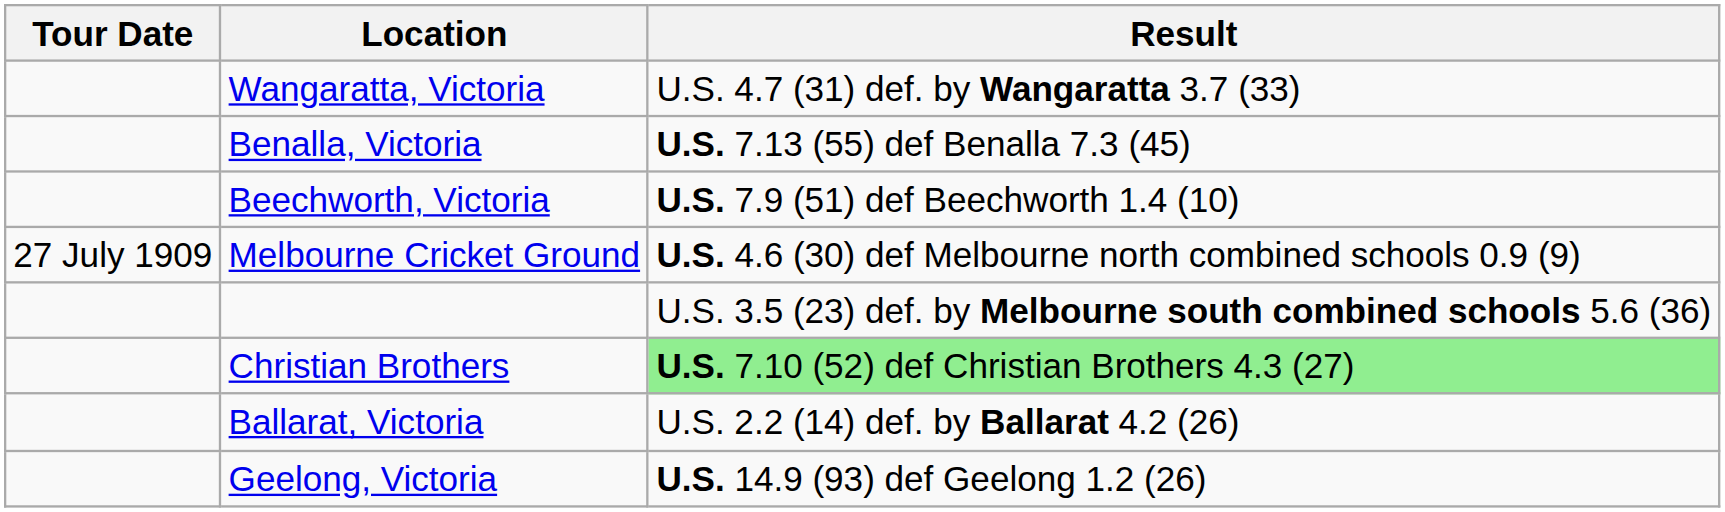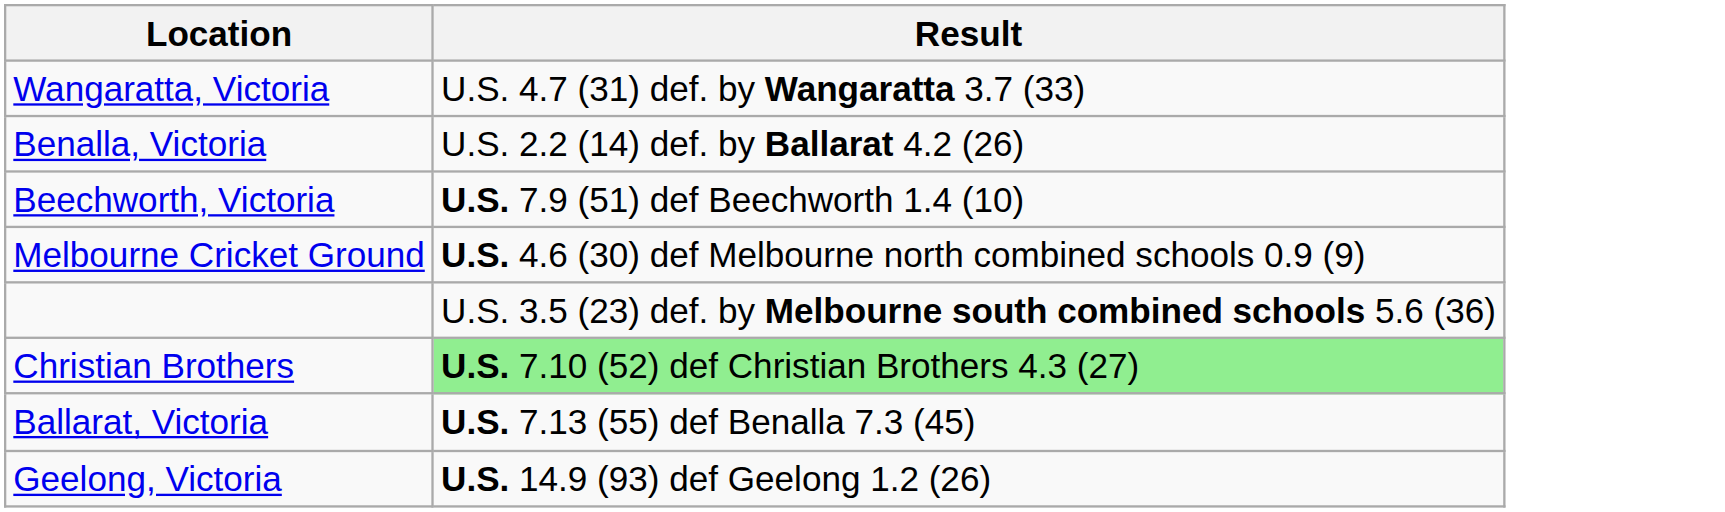- column: (113, 33)
(924, 144) U.S. 7.13 (55) def Benalla 7.3 (45) -> (733, 144) U.S. 2.2 (14) def. by Ballarat 4.2 (26)
(948, 422) U.S. 2.2 (14) def. by Ballarat 4.2 (26) -> (708, 422) U.S. 7.13 (55) def Benalla 7.3 (45)
